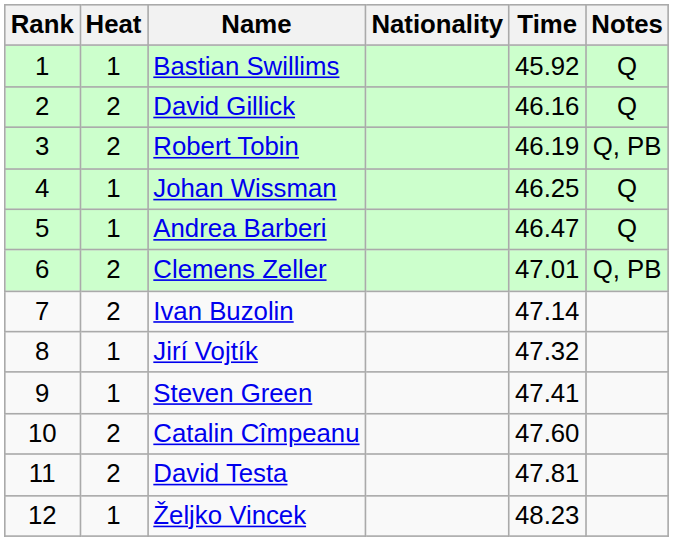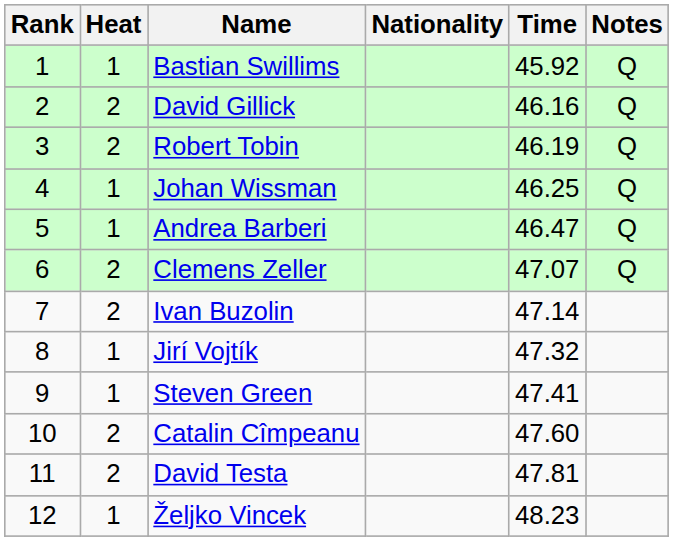(627, 147) Q, PB -> (627, 147) Q
(547, 270) 47.01 -> (547, 270) 47.07
(627, 270) Q, PB -> (627, 270) Q
